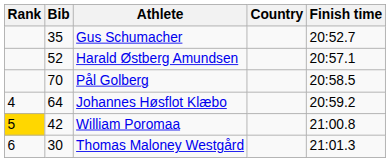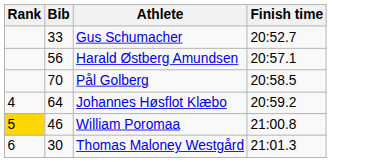- column: (277, 15)
(55, 37) 35 -> (55, 37) 33
(55, 59) 52 -> (55, 59) 56
(55, 124) 42 -> (55, 124) 46
